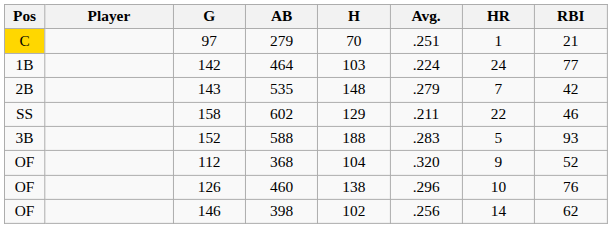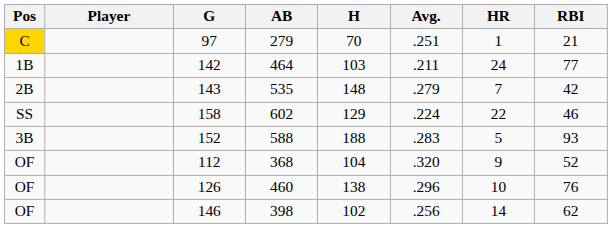(426, 65) .224 -> (426, 65) .211
(426, 114) .211 -> (426, 114) .224
